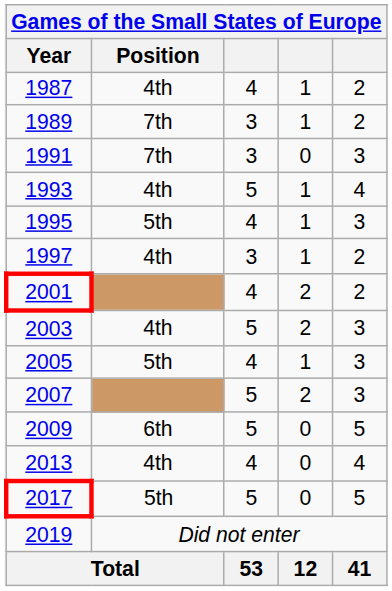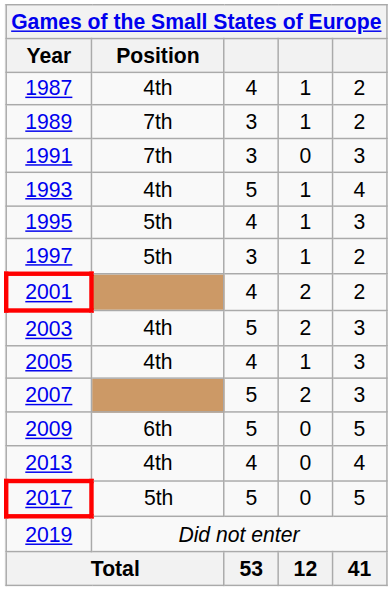(158, 257) 4th -> (158, 257) 5th
(158, 362) 5th -> (158, 362) 4th
